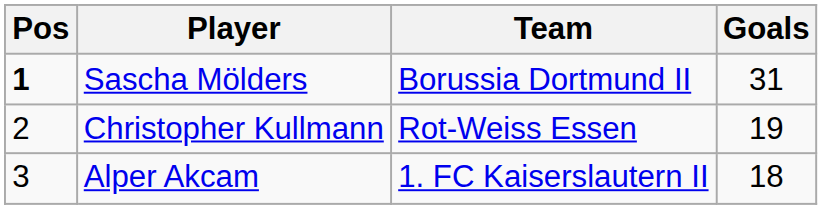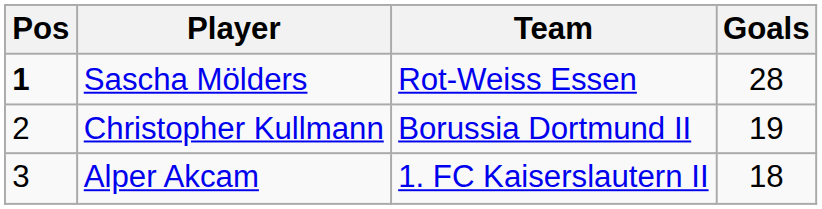(545, 78) Borussia Dortmund II -> (518, 78) Rot-Weiss Essen
(766, 78) 31 -> (766, 78) 28
(518, 128) Rot-Weiss Essen -> (545, 128) Borussia Dortmund II
